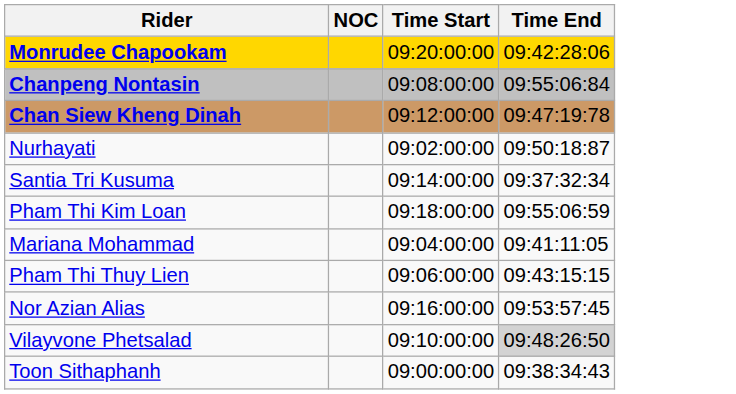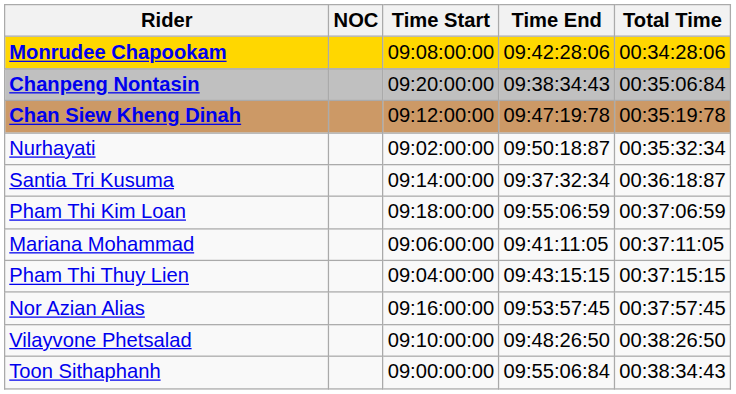+ column: (673, 20)
(441, 52) 09:20:00:00 -> (441, 52) 09:08:00:00
(441, 84) 09:08:00:00 -> (441, 84) 09:20:00:00
(557, 84) 09:55:06:84 -> (557, 84) 09:38:34:43
(441, 244) 09:04:00:00 -> (441, 244) 09:06:00:00
(441, 276) 09:06:00:00 -> (441, 276) 09:04:00:00
(557, 340) lightgrey background -> (557, 340) no background
(557, 372) 09:38:34:43 -> (557, 372) 09:55:06:84
